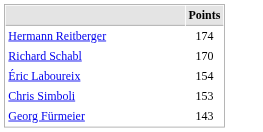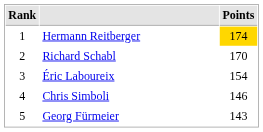+ column: (22, 15)
(204, 36) no background -> (238, 36) gold background
(204, 96) 153 -> (238, 96) 146
